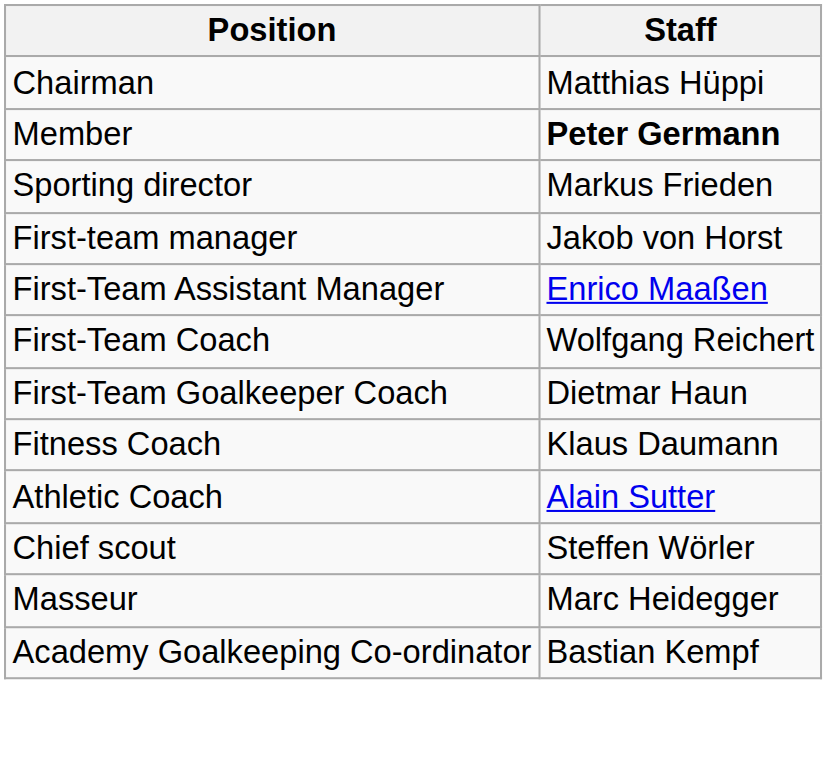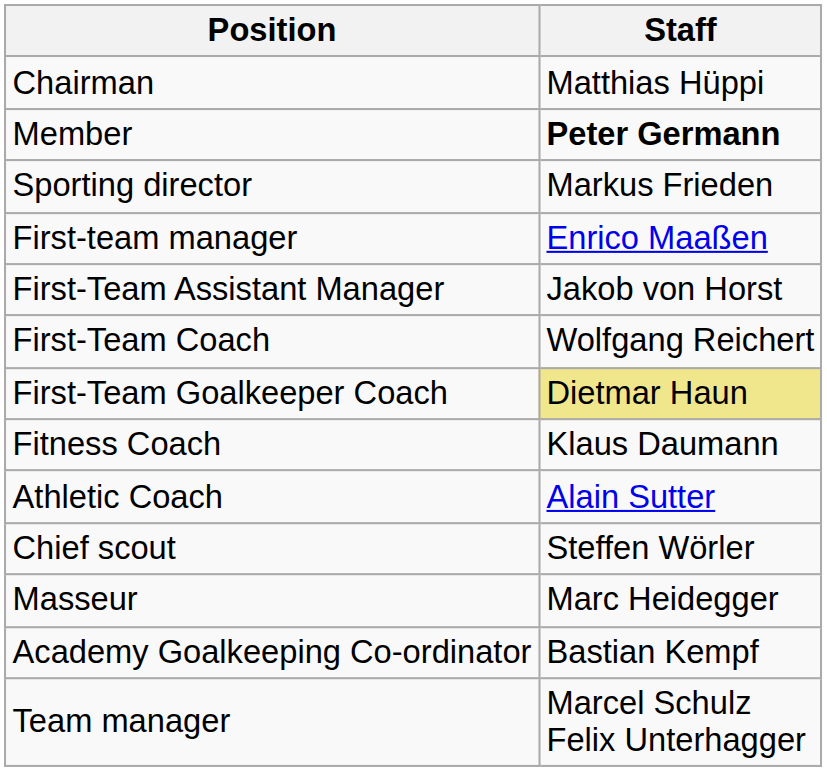(664, 237) Jakob von Horst -> (657, 237) Enrico Maaßen
(657, 289) Enrico Maaßen -> (664, 289) Jakob von Horst
(647, 392) no background -> (647, 392) khaki background
+ row: (121, 721)
